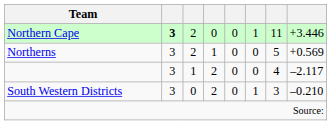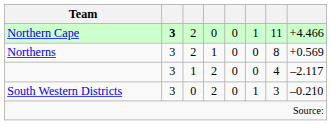(307, 33) +3.446 -> (307, 33) +4.466
(276, 52) 5 -> (276, 52) 8
